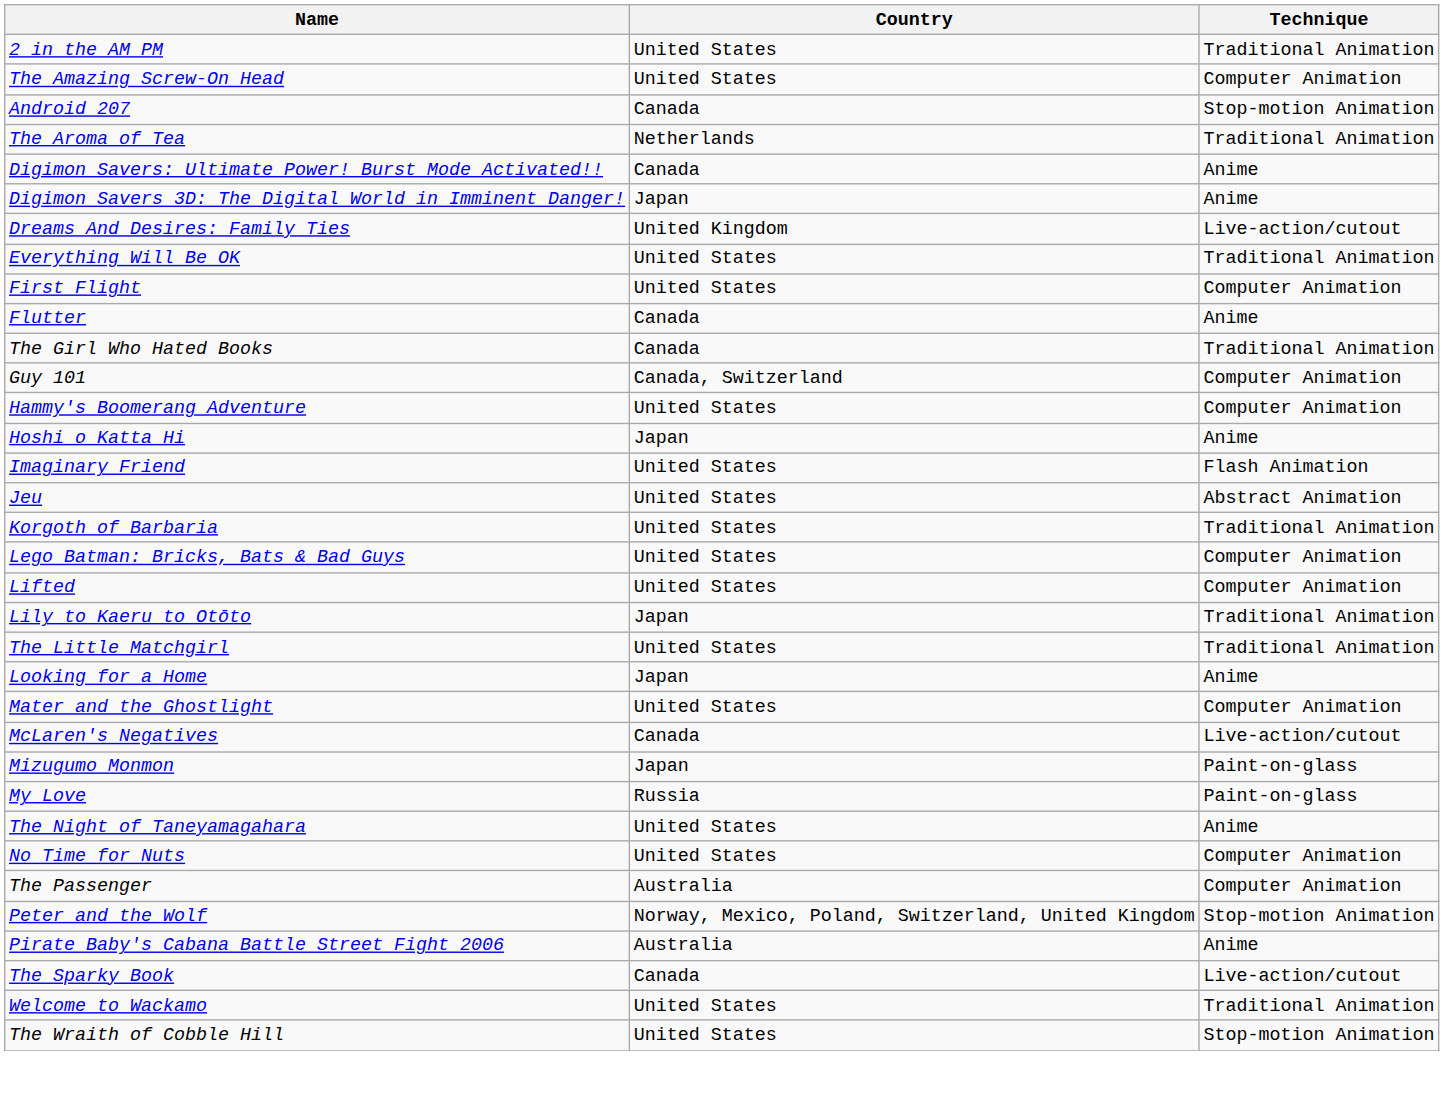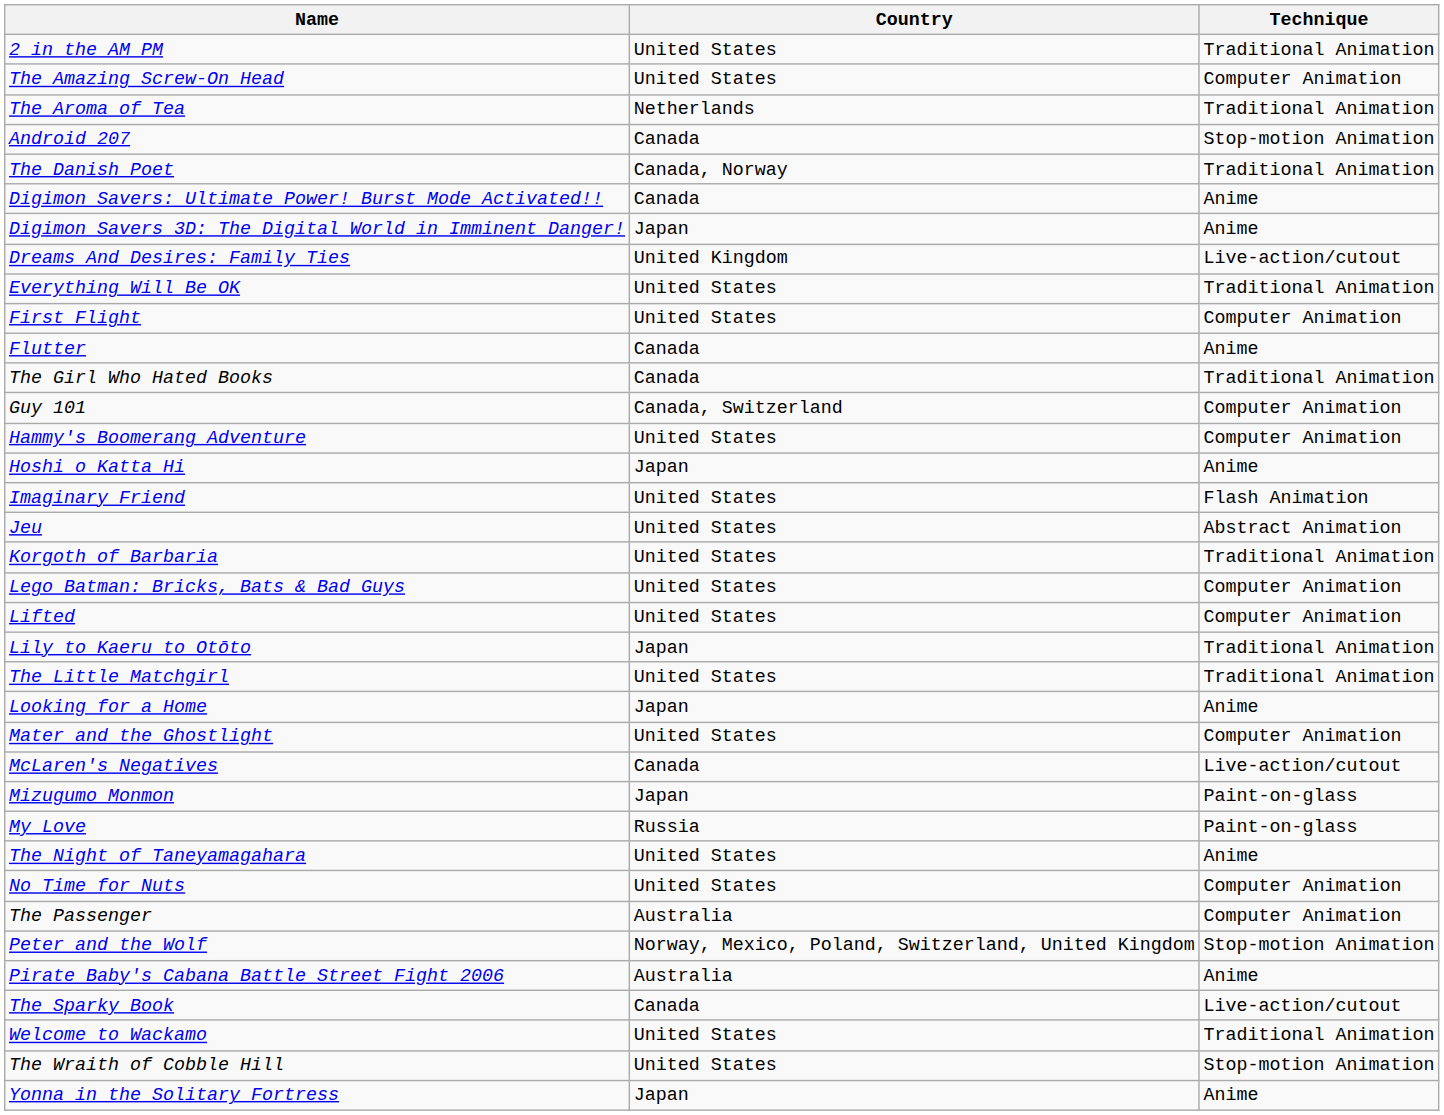rows swapped: (70, 109) <-> (97, 139)
+ row: (92, 169)
+ row: (174, 1095)
